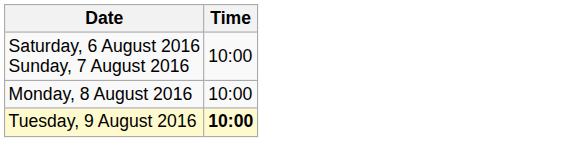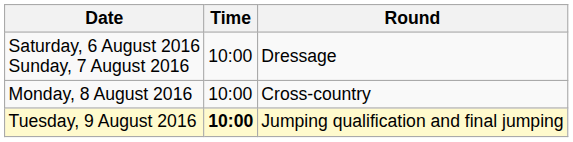+ column: (412, 18)
